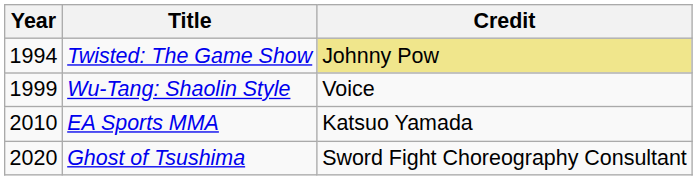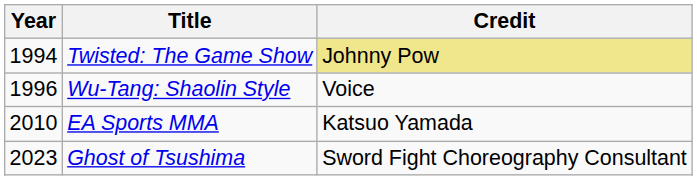(33, 89) 1999 -> (33, 89) 1996
(33, 157) 2020 -> (33, 157) 2023
